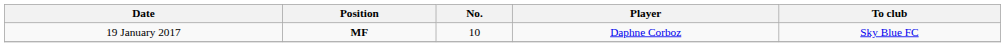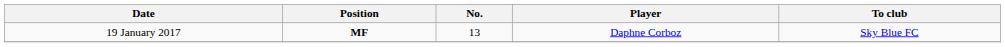(474, 32) 10 -> (474, 32) 13
